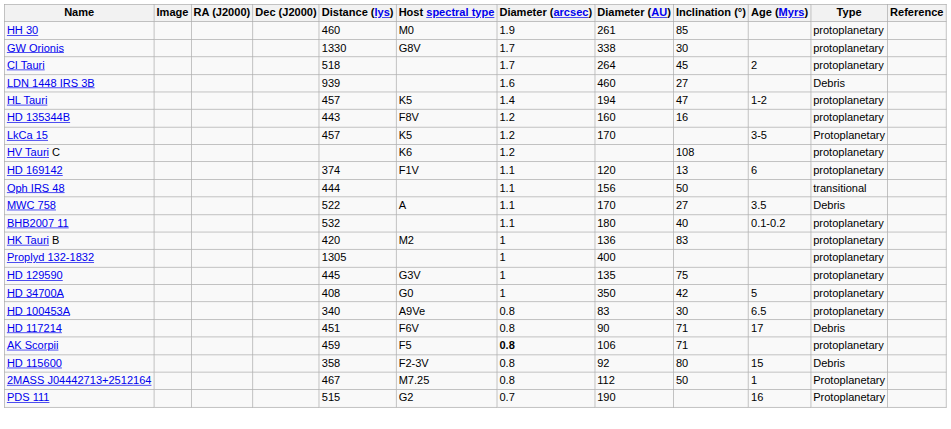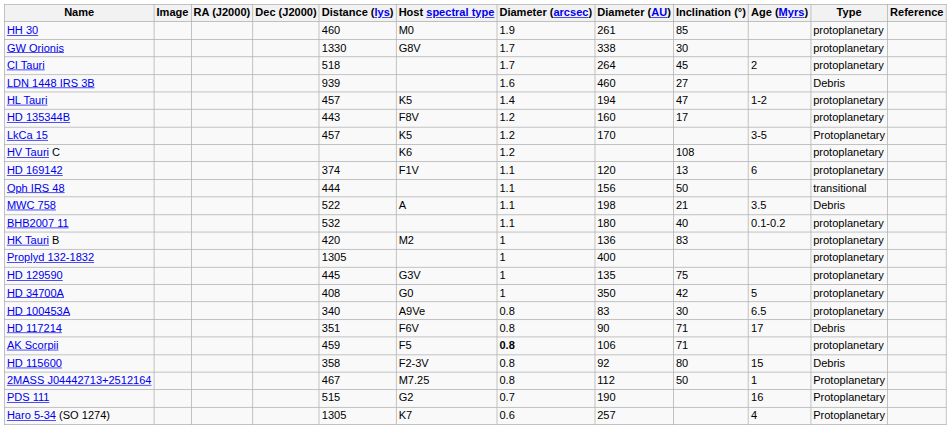(682, 118) 16 -> (682, 118) 17
(606, 205) 170 -> (606, 205) 198
(682, 205) 27 -> (682, 205) 21
(331, 328) 451 -> (331, 328) 351
+ row: (58, 415)
